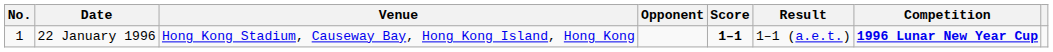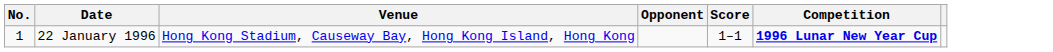- column: (803, 15)
(730, 37) bold -> (730, 37) normal
